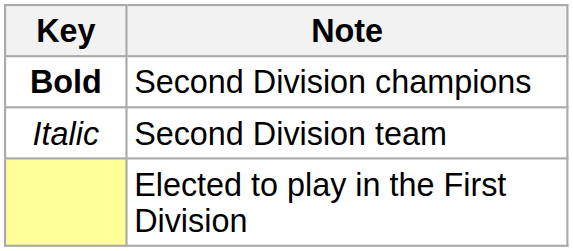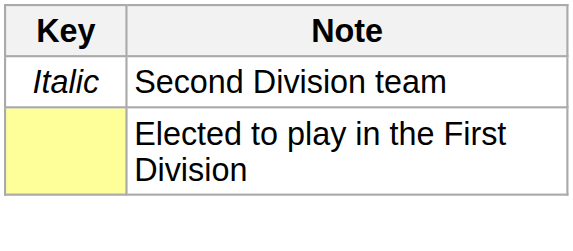- row: (66, 82)
